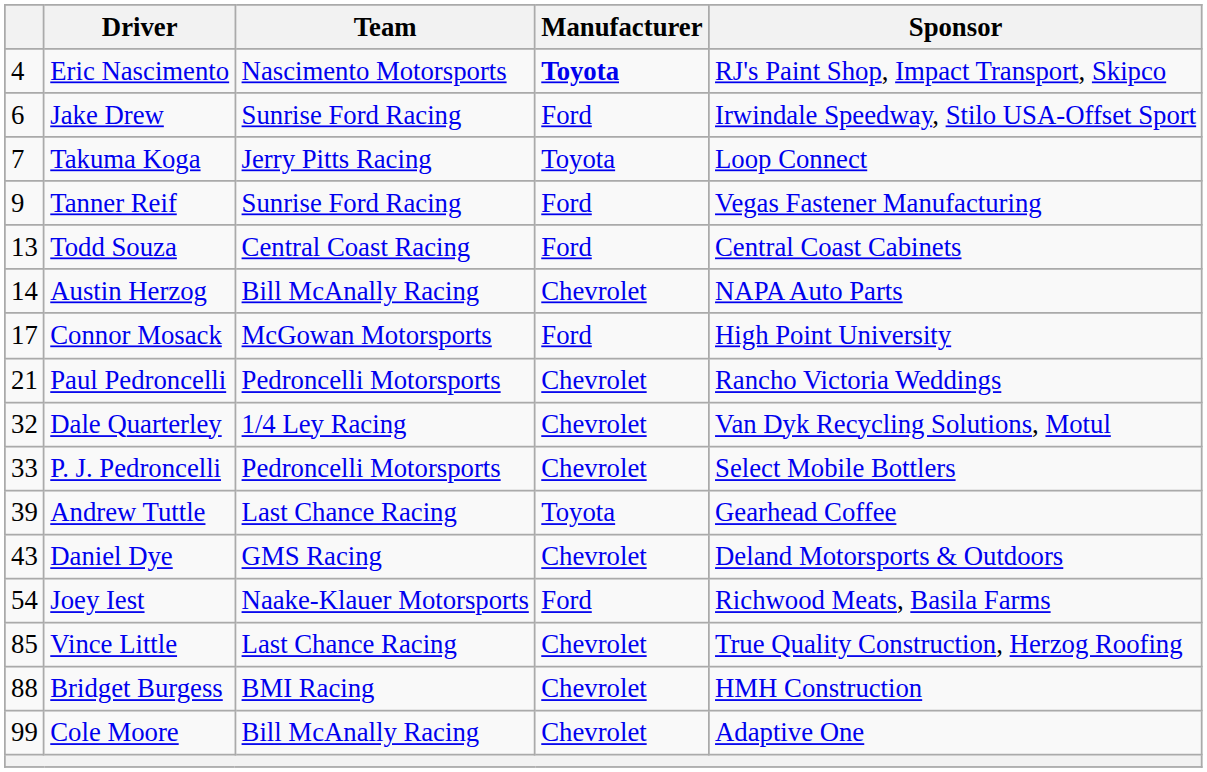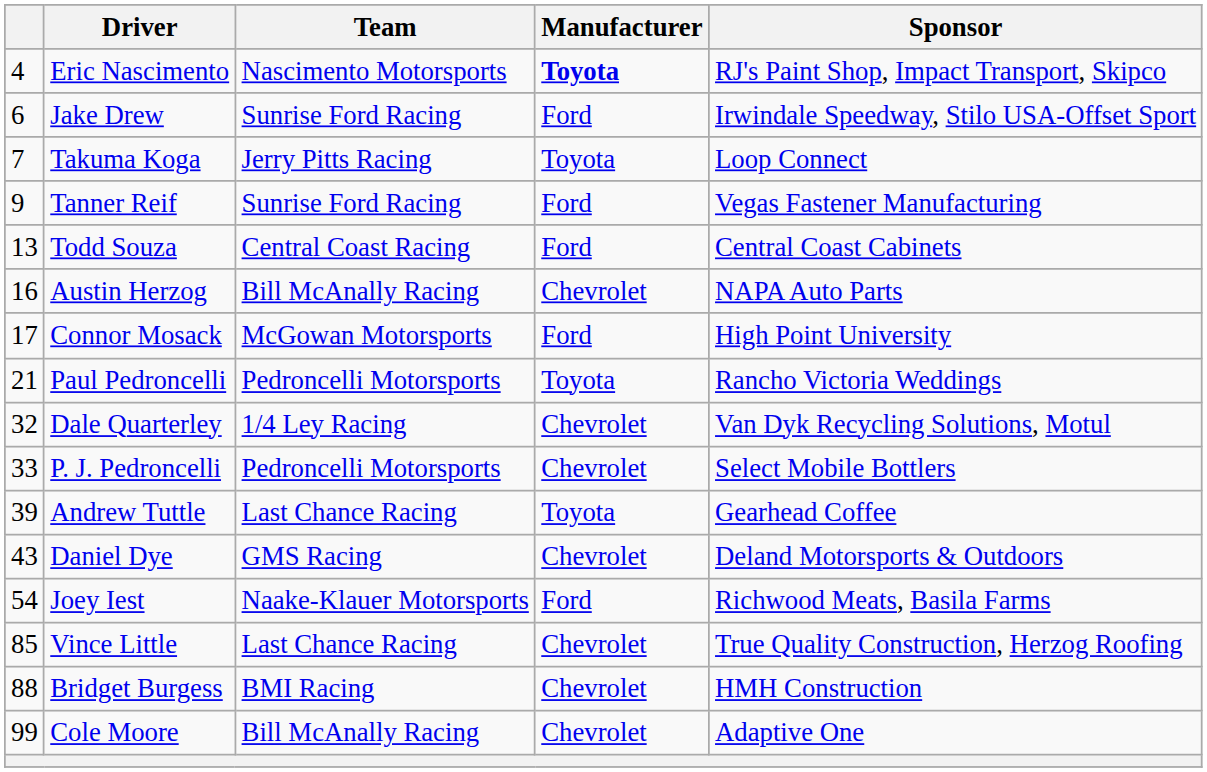(24, 291) 14 -> (24, 291) 16
(594, 379) Chevrolet -> (578, 379) Toyota
